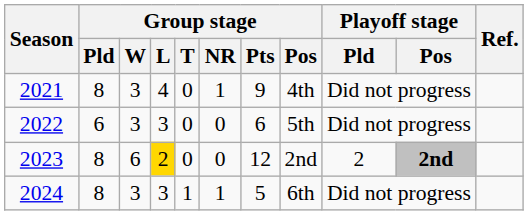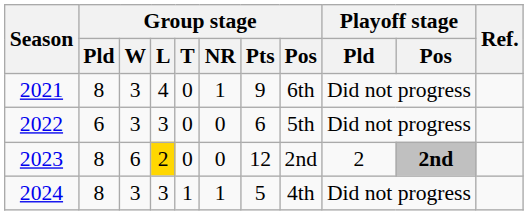(301, 90) 4th -> (301, 90) 6th
(301, 192) 6th -> (301, 192) 4th
